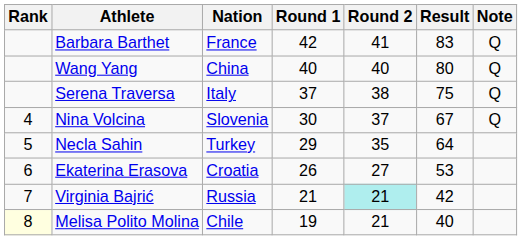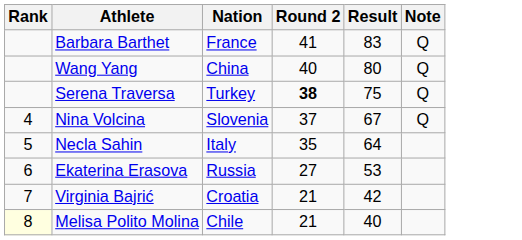- column: (308, 17)
(221, 94) Italy -> (231, 94) Turkey
(380, 94) normal -> (308, 94) bold
(231, 145) Turkey -> (221, 145) Italy
(232, 171) Croatia -> (231, 171) Russia
(231, 196) Russia -> (232, 196) Croatia
(380, 196) paleturquoise background -> (308, 196) no background
